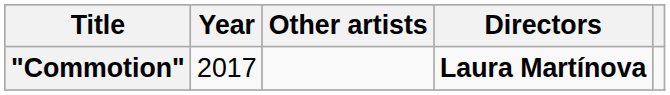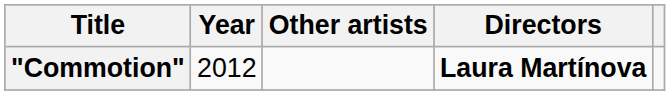(227, 68) 2017 -> (227, 68) 2012
